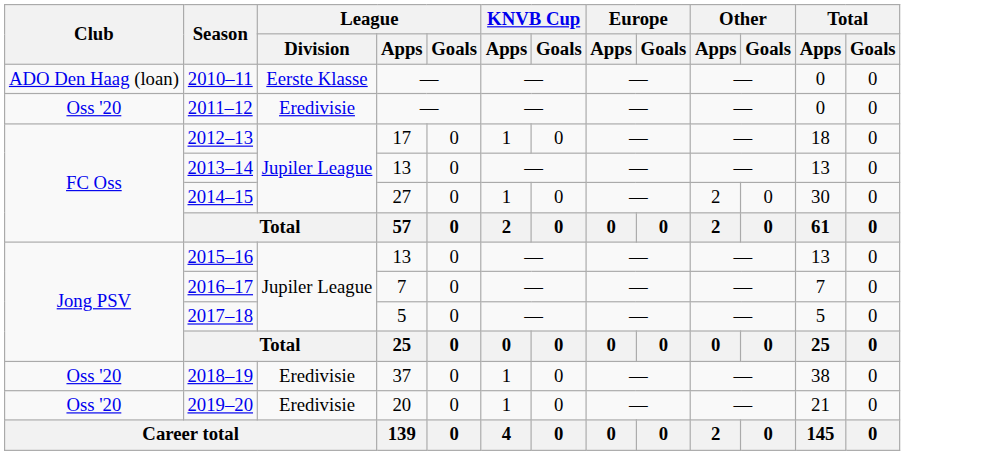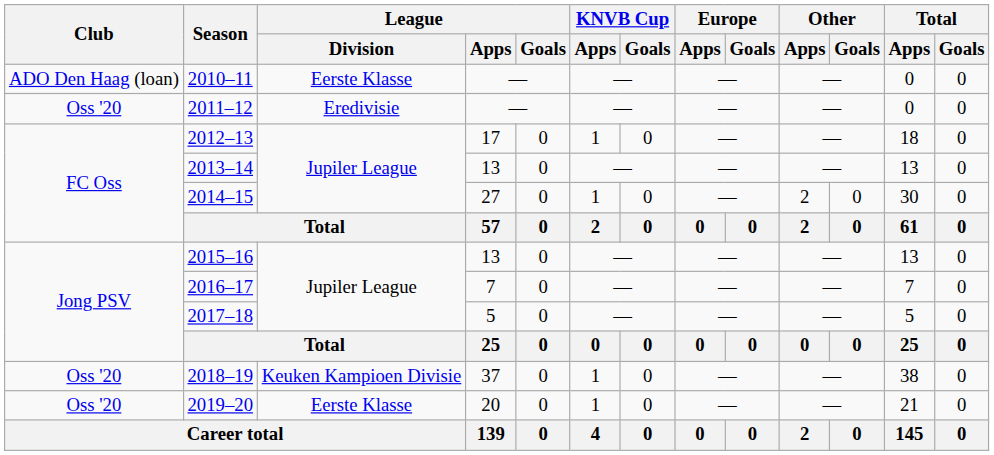(317, 375) Eredivisie -> (361, 375) Keuken Kampioen Divisie
(317, 405) Eredivisie -> (361, 405) Eerste Klasse
